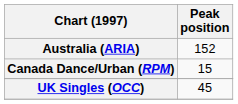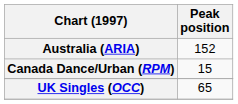(205, 88) 45 -> (205, 88) 65
